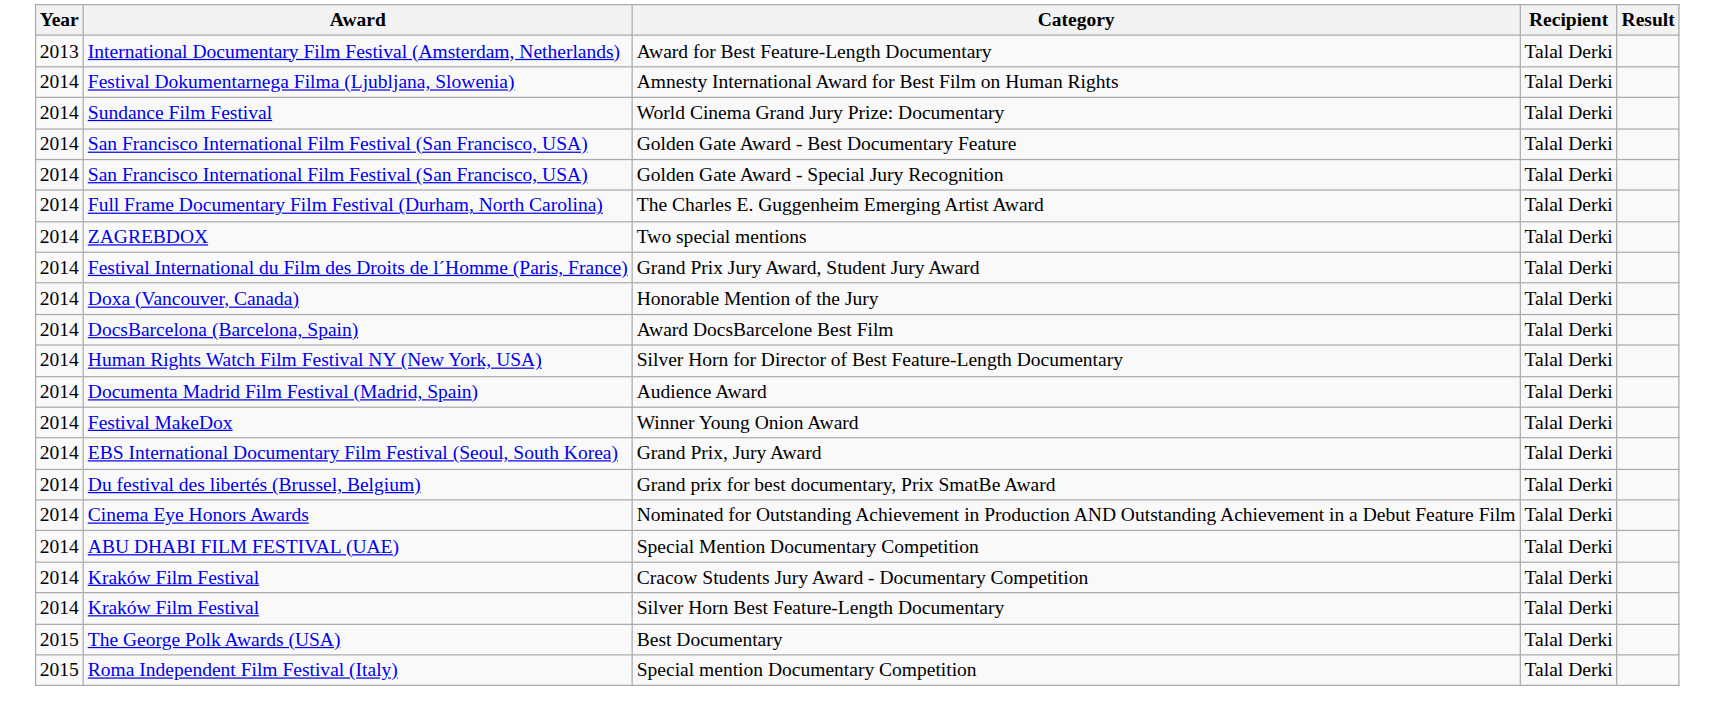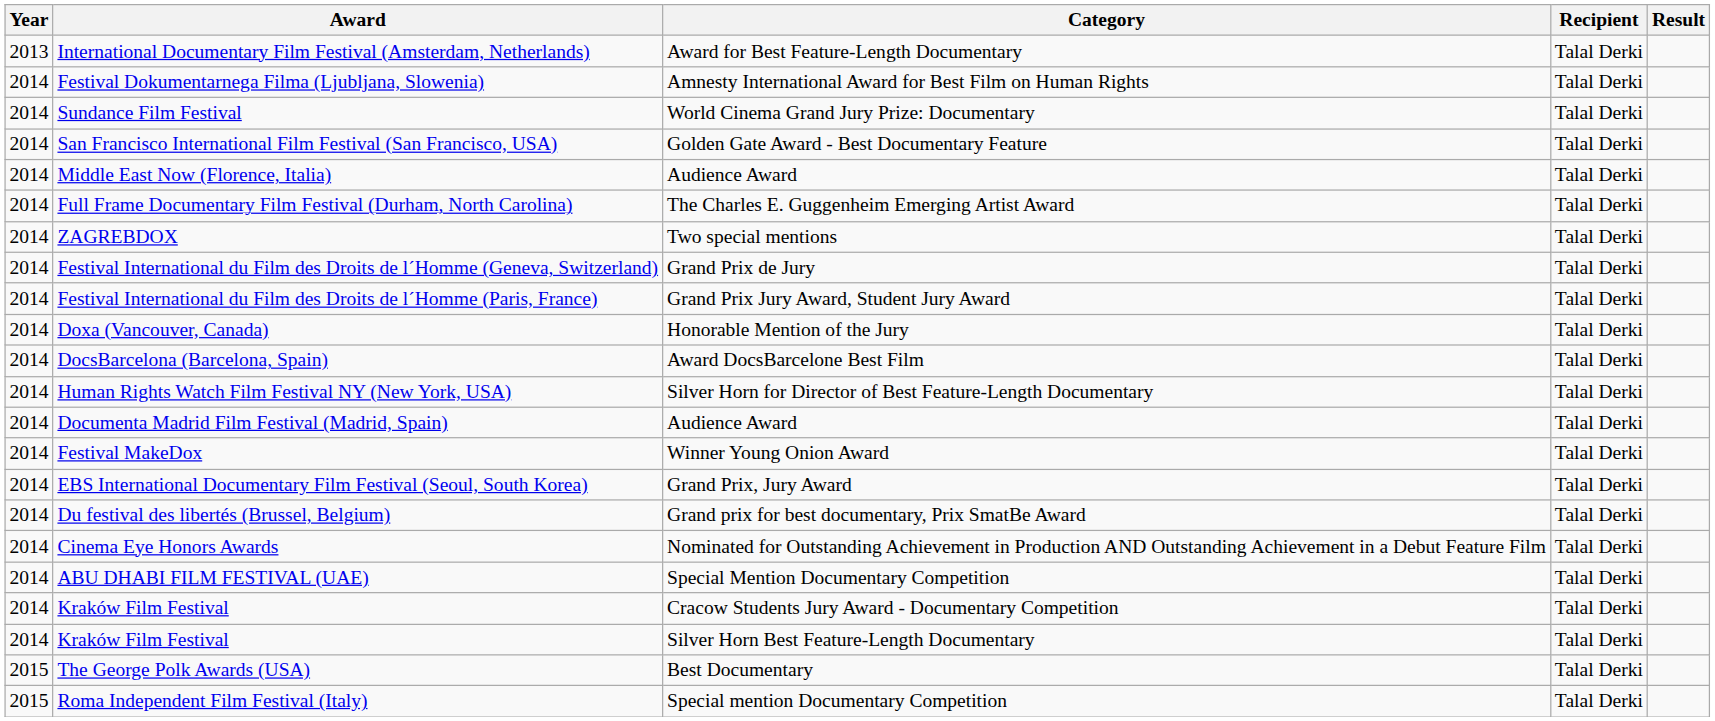- row: (338, 174)
+ row: (194, 174)
+ row: (358, 267)
